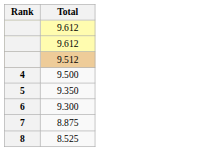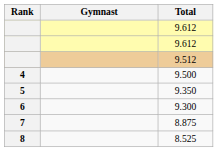+ column: (99, 12)
